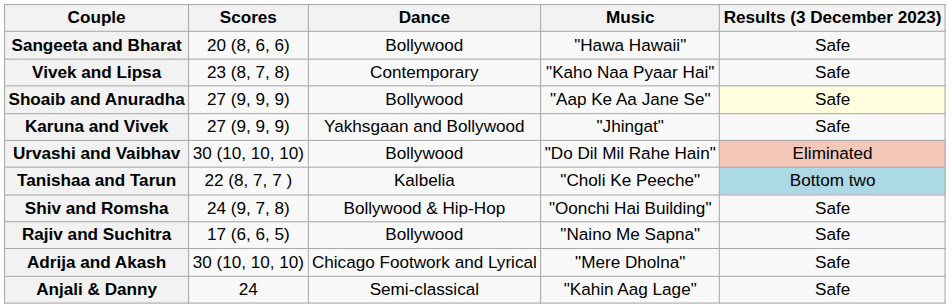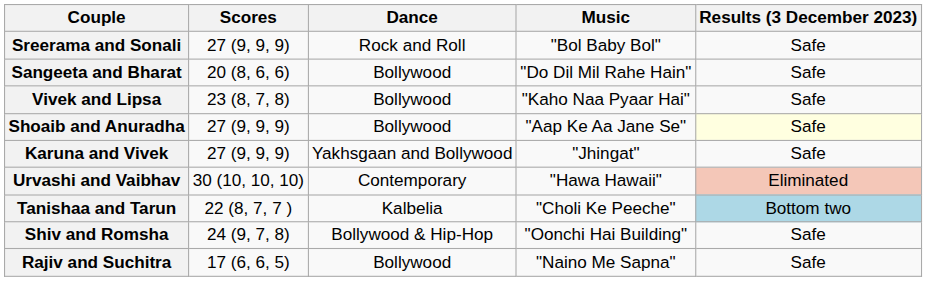+ row: (97, 45)
(630, 45) "Hawa Hawaii" -> (606, 72) "Do Dil Mil Rahe Hain"
(424, 72) Contemporary -> (412, 99) Bollywood
(424, 153) Bollywood -> (412, 180) Contemporary
(630, 153) "Do Dil Mil Rahe Hain" -> (606, 180) "Hawa Hawaii"
- row: (97, 262)
- row: (97, 289)
